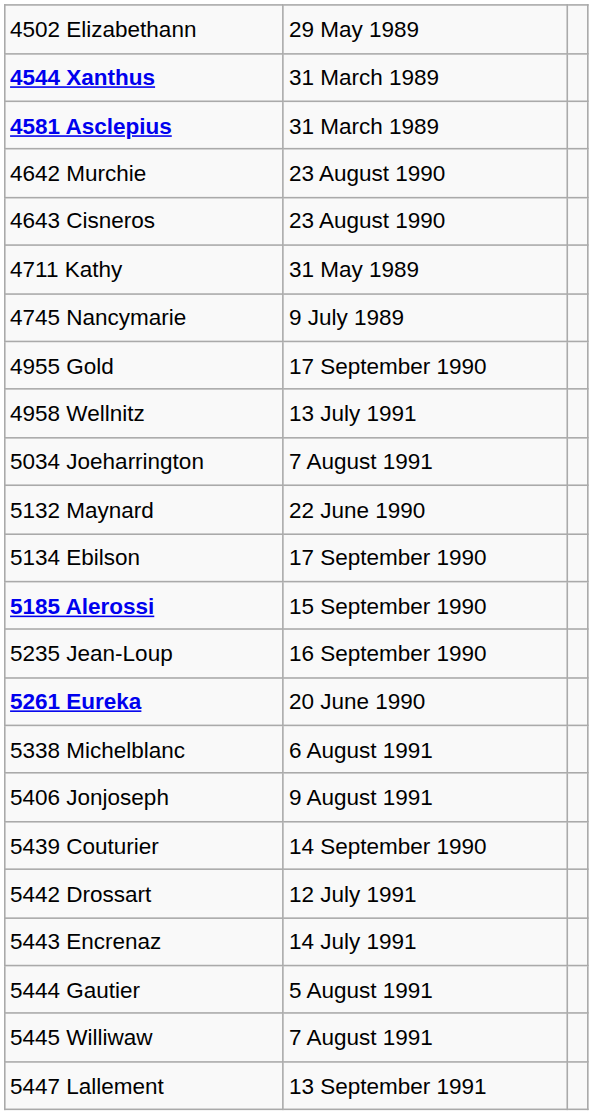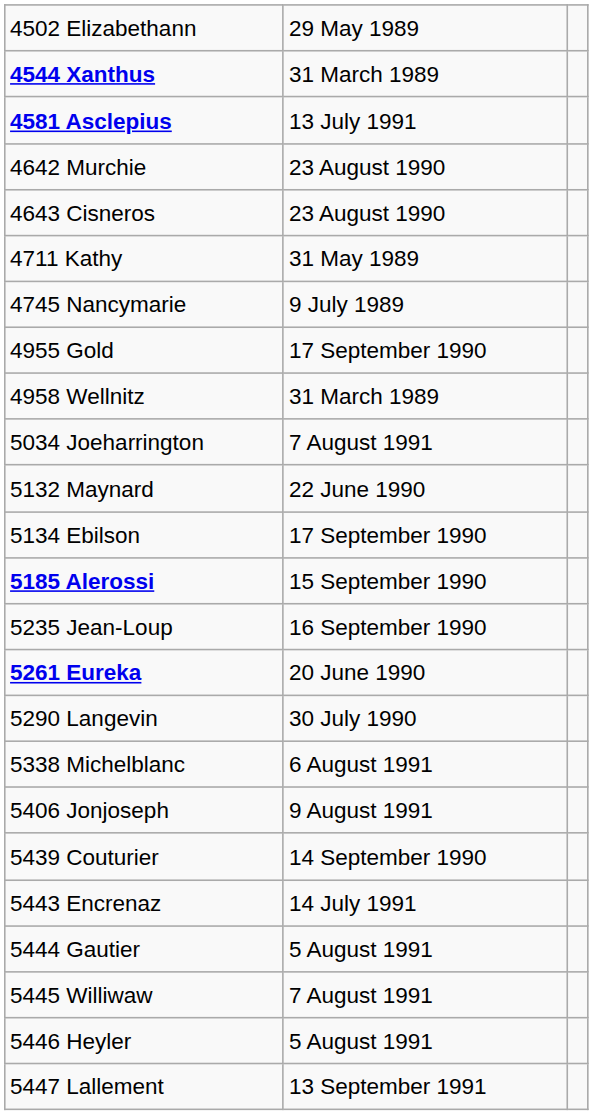(364, 125) 31 March 1989 -> (353, 120) 13 July 1991
(353, 413) 13 July 1991 -> (364, 396) 31 March 1989
+ row: (84, 719)
- row: (81, 894)
+ row: (71, 1041)
